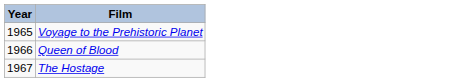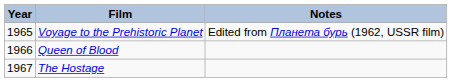+ column: (326, 14)
